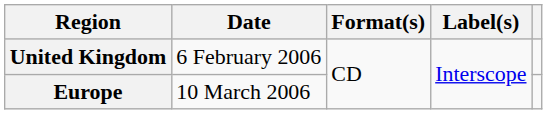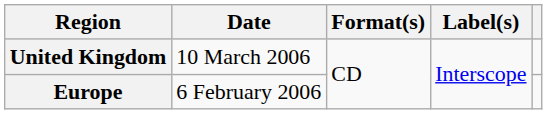(249, 56) 6 February 2006 -> (243, 56) 10 March 2006
(243, 91) 10 March 2006 -> (249, 91) 6 February 2006
